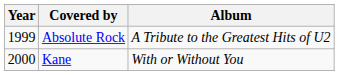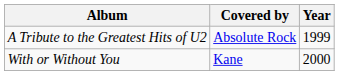columns swapped: (22, 15) <-> (231, 15)
